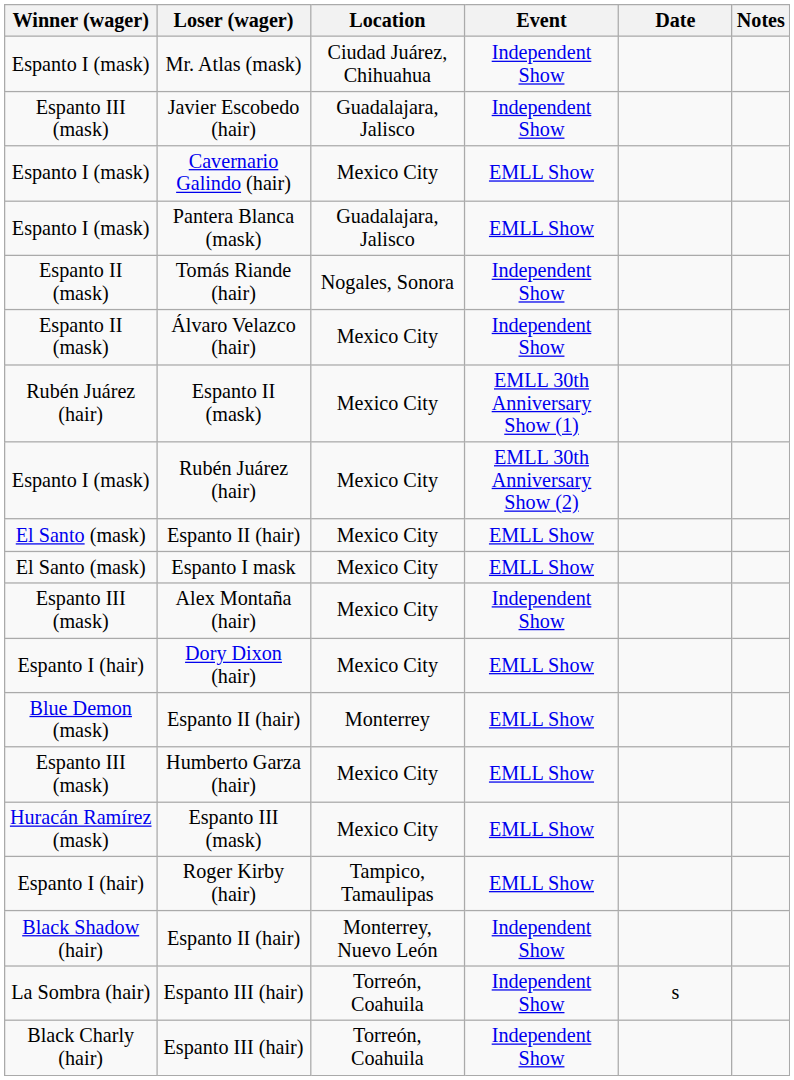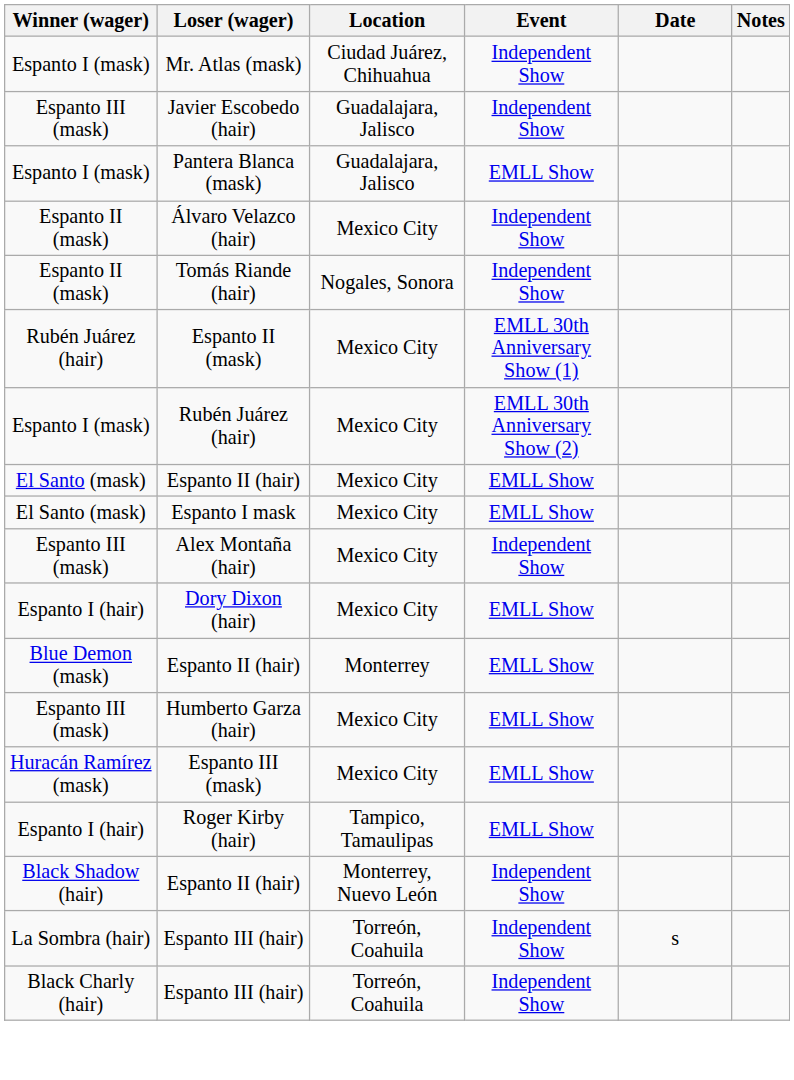- row: (81, 173)
rows swapped: (81, 282) <-> (81, 337)
